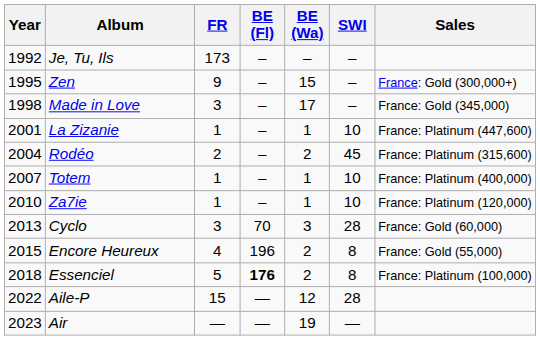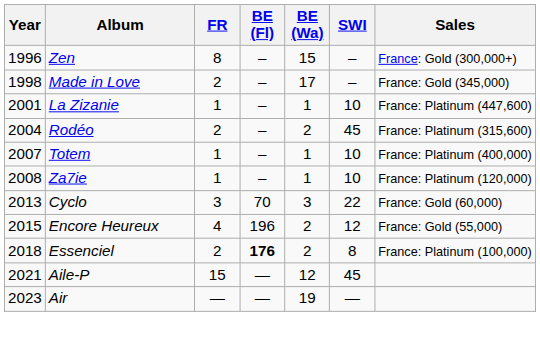- row: (81, 57)
(25, 81) 1995 -> (25, 57) 1996
(217, 81) 9 -> (217, 57) 8
(217, 105) 3 -> (217, 81) 2
(25, 202) 2010 -> (25, 178) 2008
(352, 226) 28 -> (352, 202) 22
(352, 250) 8 -> (352, 226) 12
(217, 274) 5 -> (217, 250) 2
(25, 298) 2022 -> (25, 274) 2021
(352, 298) 28 -> (352, 274) 45
